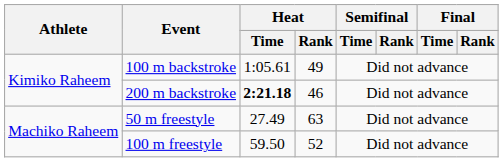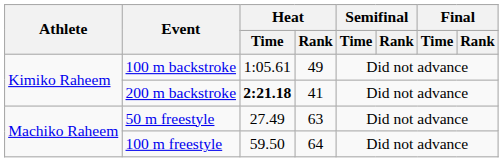(316, 93) 46 -> (316, 93) 41
(316, 144) 52 -> (316, 144) 64
